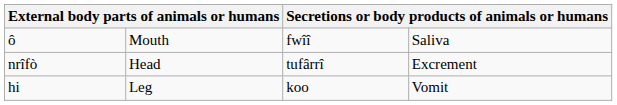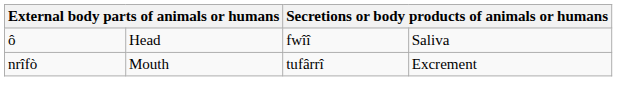(149, 40) Mouth -> (145, 40) Head
(145, 64) Head -> (149, 64) Mouth
- row: (14, 87)
